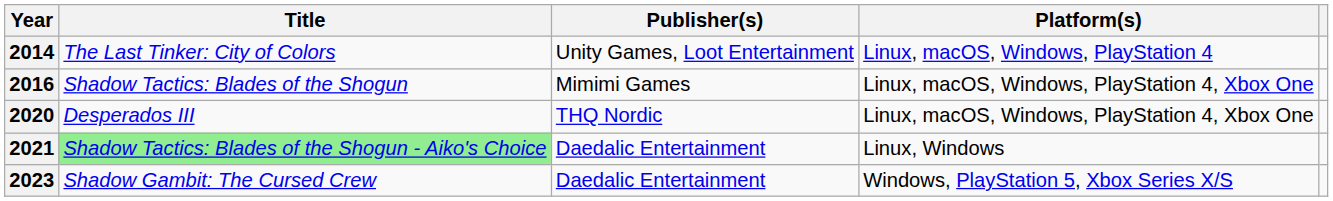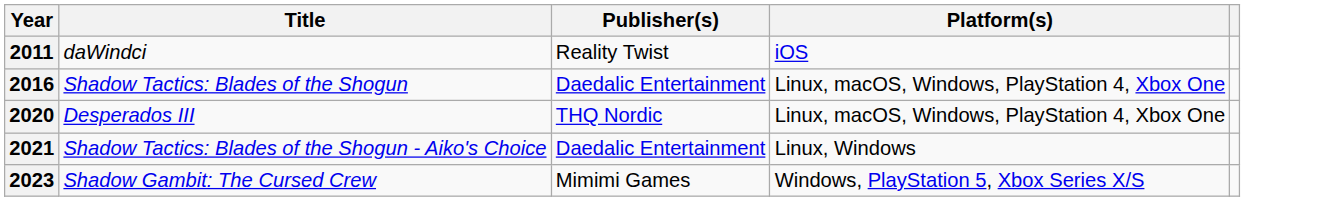+ row: (32, 52)
- row: (32, 52)
(623, 84) Mimimi Games -> (661, 84) Daedalic Entertainment
(305, 148) lightgreen background -> (305, 148) no background
(661, 180) Daedalic Entertainment -> (623, 180) Mimimi Games
